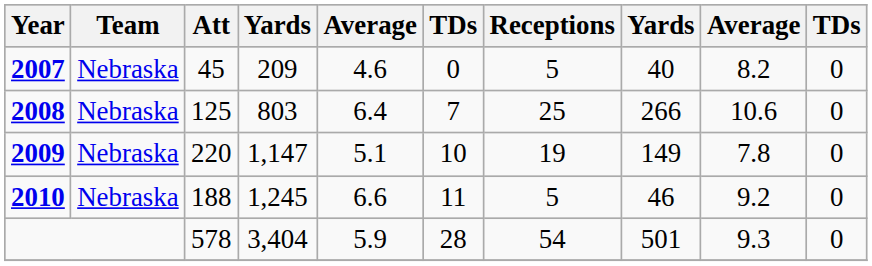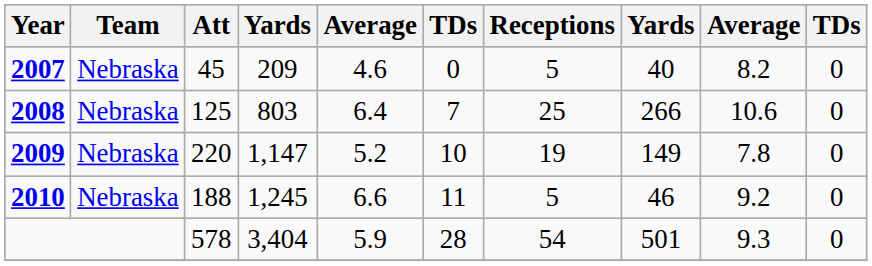(370, 153) 5.1 -> (370, 153) 5.2
